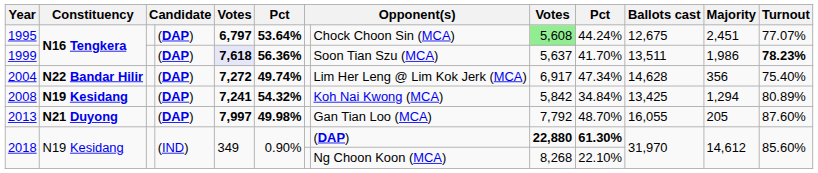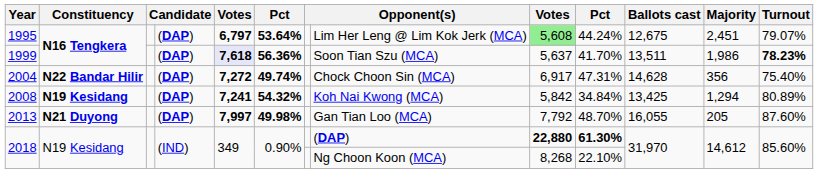(384, 35) Chock Choon Sin (MCA) -> (420, 35) Lim Her Leng @ Lim Kok Jerk (MCA)
(784, 35) 77.07% -> (784, 35) 79.07%
(420, 76) Lim Her Leng @ Lim Kok Jerk (MCA) -> (384, 76) Chock Choon Sin (MCA)
(600, 76) 47.34% -> (600, 76) 47.31%
